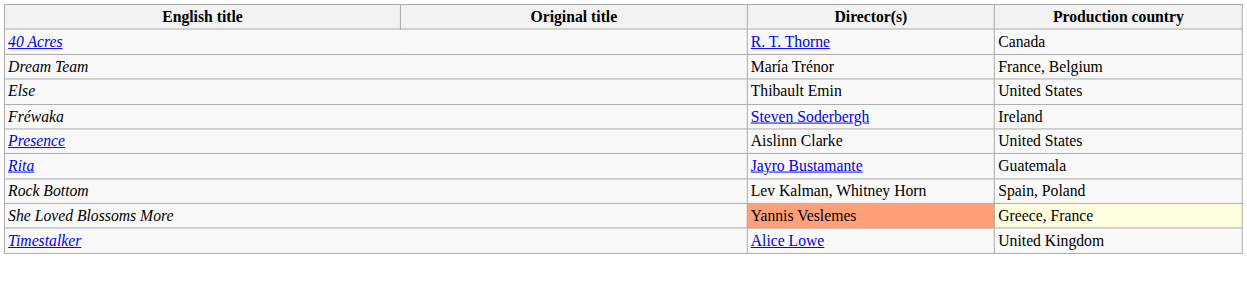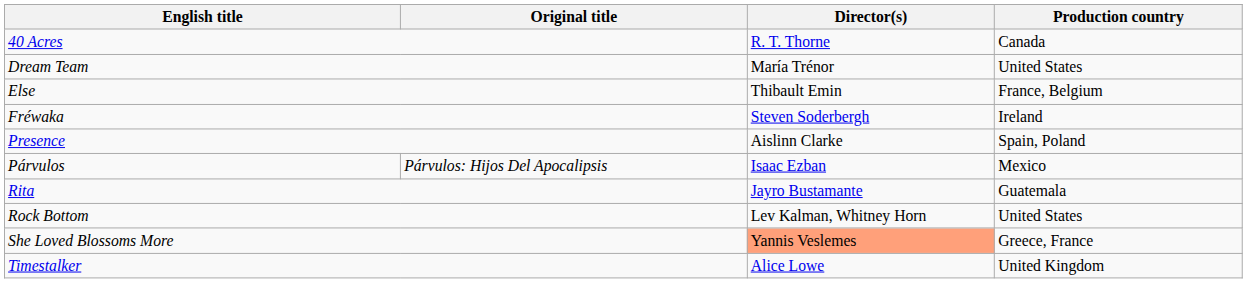(1051, 66) France, Belgium -> (1040, 66) United States
(1040, 91) United States -> (1051, 91) France, Belgium
(1040, 141) United States -> (1042, 141) Spain, Poland
+ row: (36, 166)
(1042, 191) Spain, Poland -> (1040, 215) United States
(1046, 215) lightyellow background -> (1046, 240) no background
